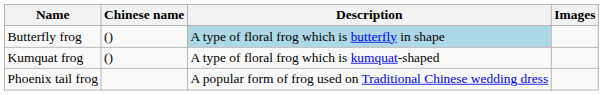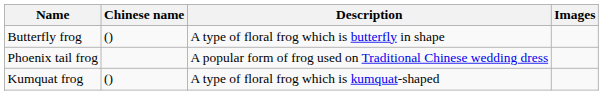(318, 36) lightblue background -> (318, 36) no background
rows swapped: (45, 57) <-> (53, 79)
